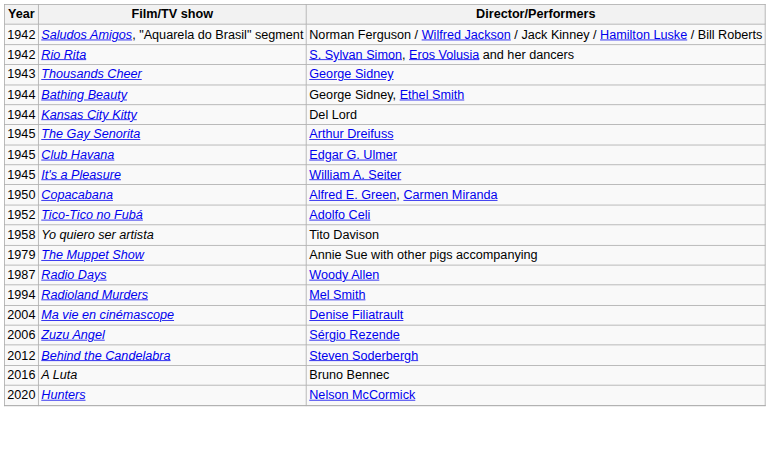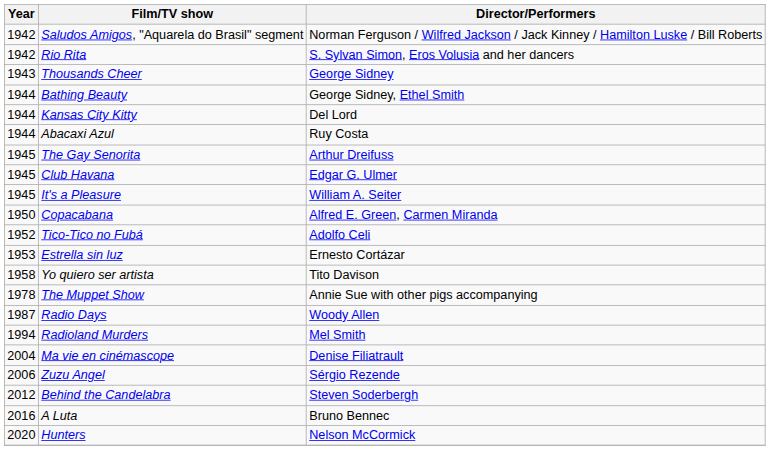+ row: (78, 134)
+ row: (82, 255)
(21, 255) 1979 -> (21, 295) 1978
